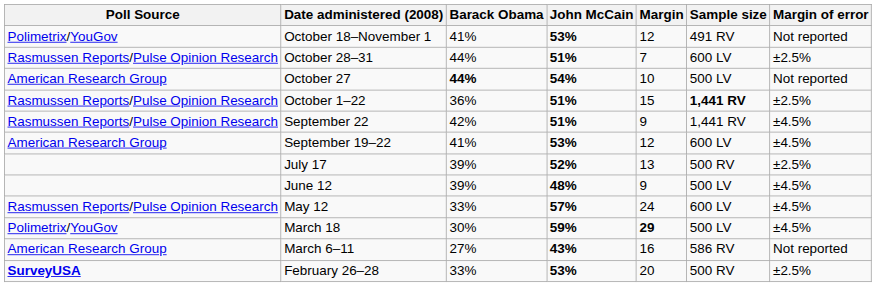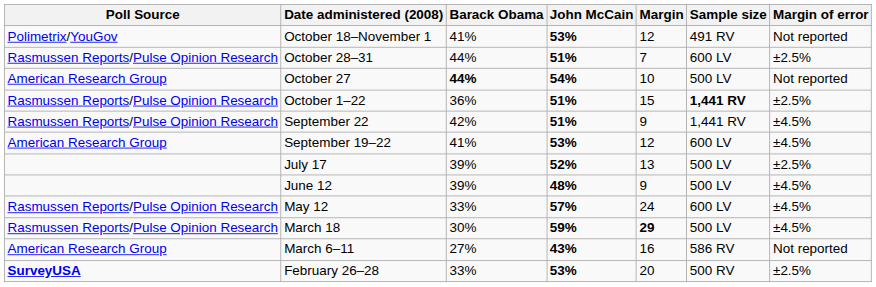(712, 164) 500 RV -> (711, 164) 500 LV
(63, 228) Polimetrix/YouGov -> (143, 228) Rasmussen Reports/Pulse Opinion Research
